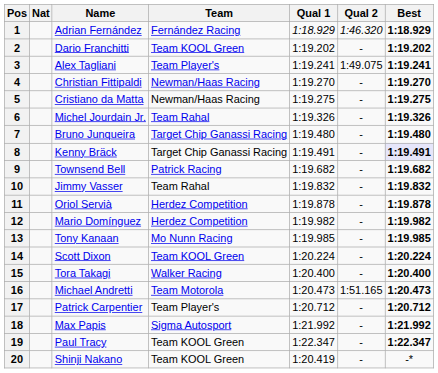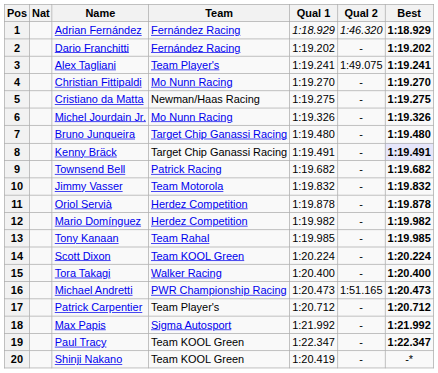(198, 48) Team KOOL Green -> (196, 48) Fernández Racing
(205, 83) Newman/Haas Racing -> (192, 83) Mo Nunn Racing
(180, 117) Team Rahal -> (192, 117) Mo Nunn Racing
(180, 186) Team Rahal -> (187, 186) Team Motorola
(192, 238) Mo Nunn Racing -> (180, 238) Team Rahal
(187, 290) Team Motorola -> (219, 290) PWR Championship Racing
